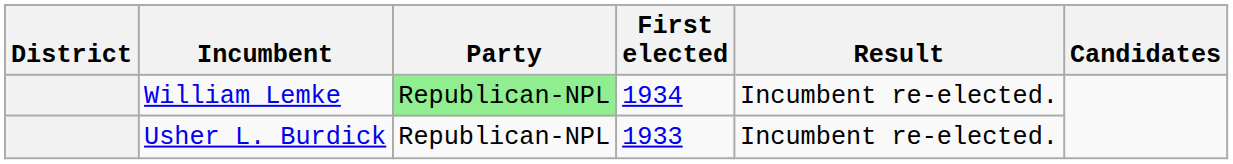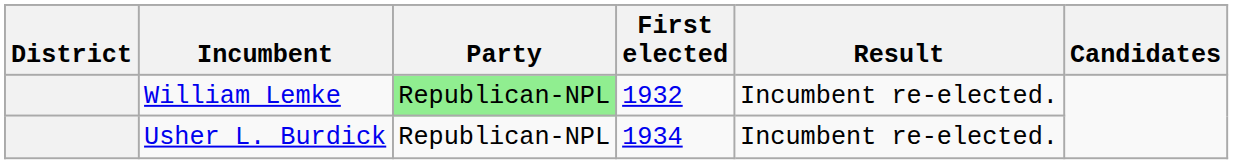(652, 96) 1934 -> (652, 96) 1932
(652, 137) 1933 -> (652, 137) 1934
